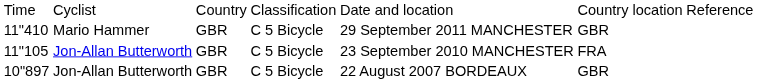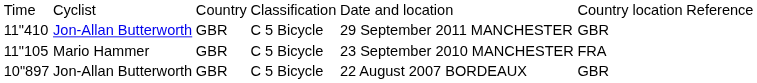(101, 30) Mario Hammer -> (123, 30) Jon-Allan Butterworth
(123, 51) Jon-Allan Butterworth -> (101, 51) Mario Hammer
